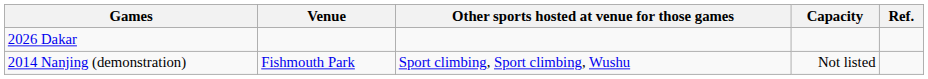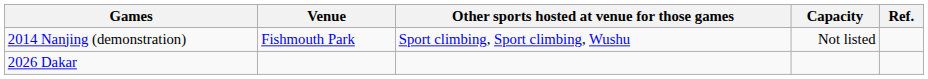rows swapped: (97, 62) <-> (42, 39)
